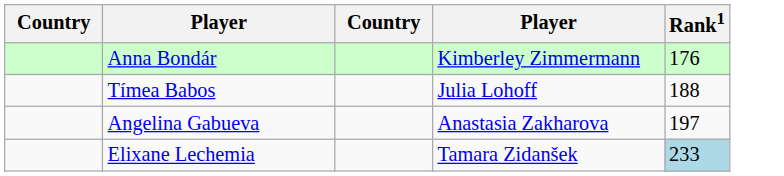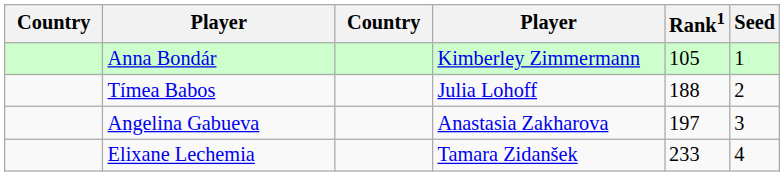+ column: (755, 23)
(684, 58) 176 -> (684, 58) 105
(684, 155) lightblue background -> (684, 155) no background
